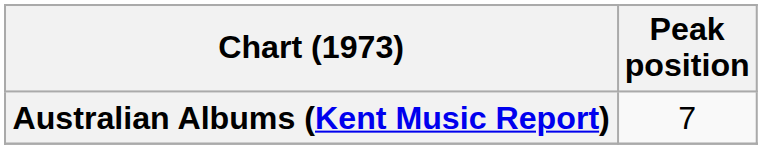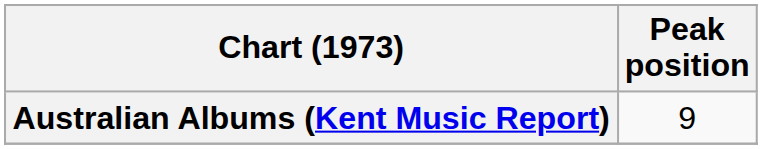(687, 117) 7 -> (687, 117) 9
